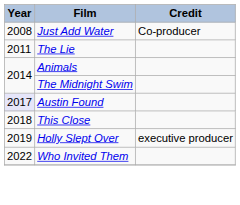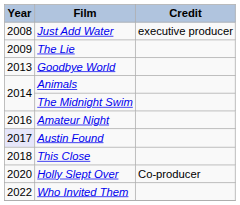(169, 31) Co-producer -> (185, 31) executive producer
(19, 49) 2011 -> (19, 49) 2009
+ row: (76, 67)
+ row: (73, 120)
(19, 138) 2019 -> (19, 174) 2020
(185, 138) executive producer -> (169, 174) Co-producer
